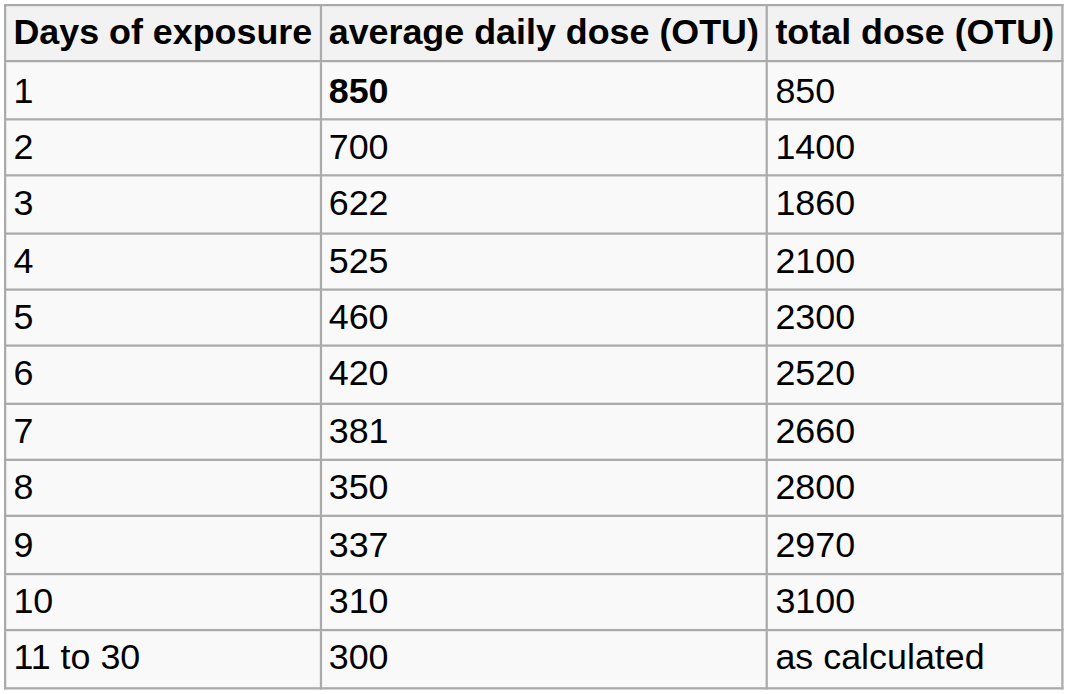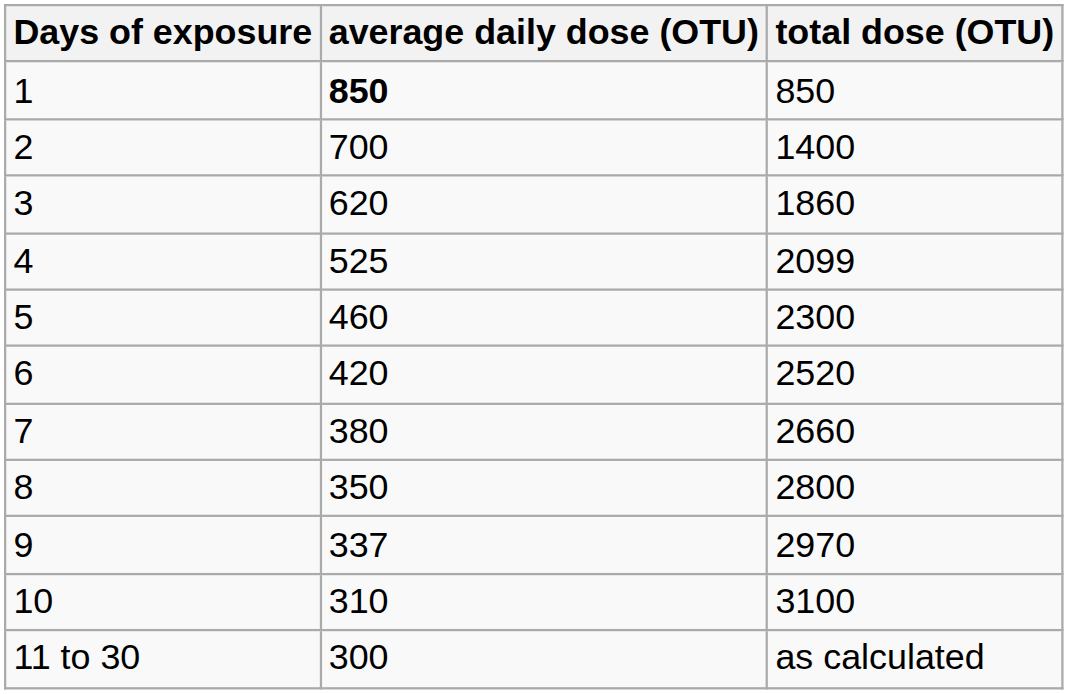(359, 203) 622 -> (359, 203) 620
(815, 260) 2100 -> (815, 260) 2099
(359, 430) 381 -> (359, 430) 380
